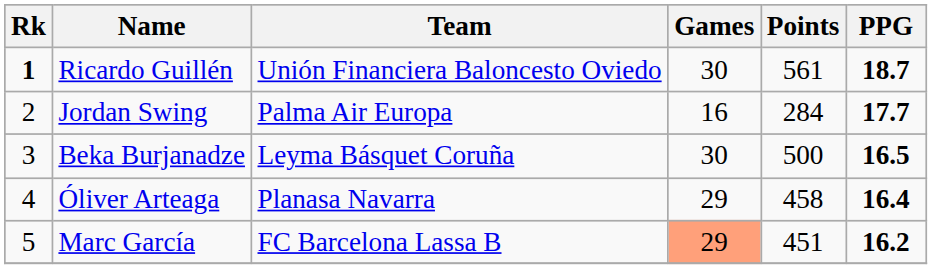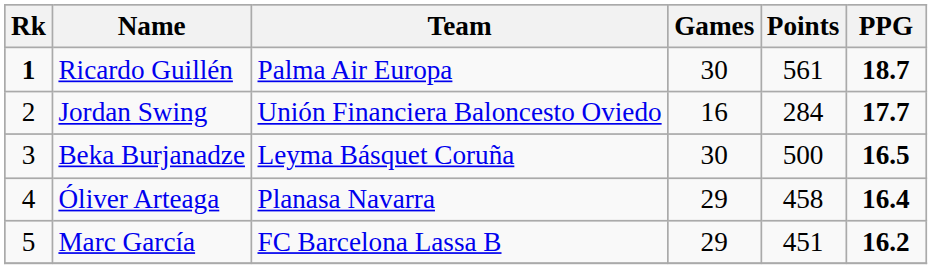(460, 69) Unión Financiera Baloncesto Oviedo -> (355, 69) Palma Air Europa
(355, 112) Palma Air Europa -> (460, 112) Unión Financiera Baloncesto Oviedo
(714, 241) lightsalmon background -> (714, 241) no background
